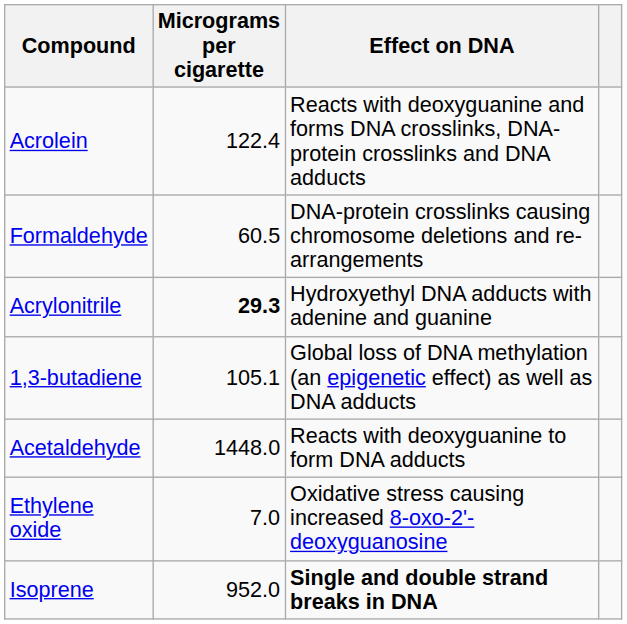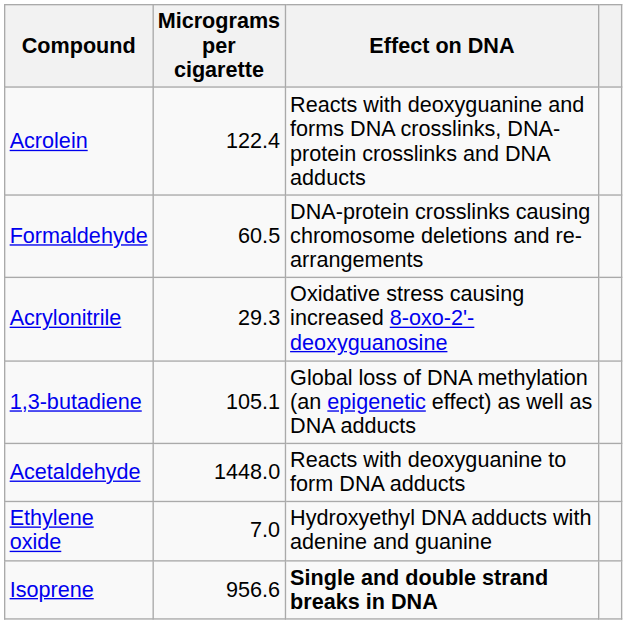(259, 306) bold -> (259, 318) normal
(441, 306) Hydroxyethyl DNA adducts with adenine and guanine -> (407, 318) Oxidative stress causing increased 8-oxo-2'-deoxyguanosine
(407, 518) Oxidative stress causing increased 8-oxo-2'-deoxyguanosine -> (441, 530) Hydroxyethyl DNA adducts with adenine and guanine
(253, 589) 952.0 -> (253, 589) 956.6
